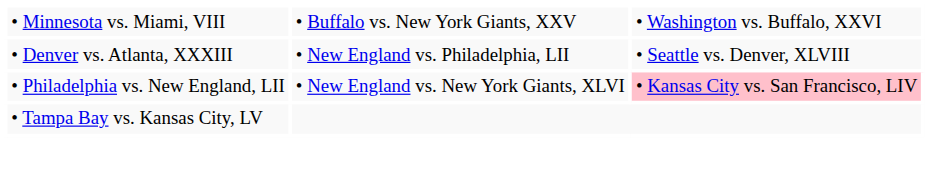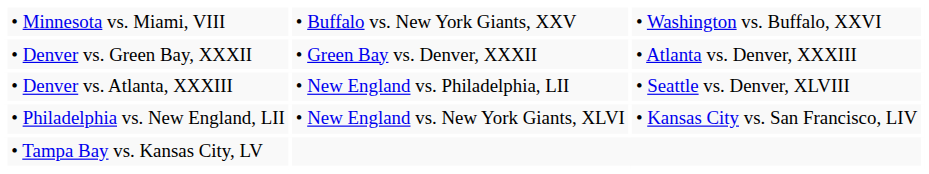+ row: (132, 54)
(777, 86) pink background -> (777, 118) no background
